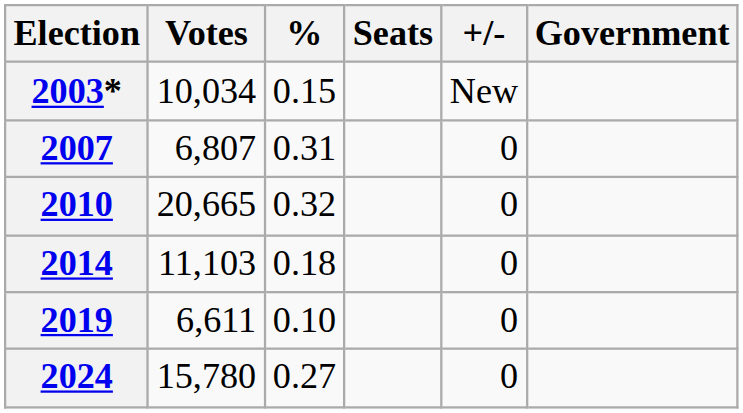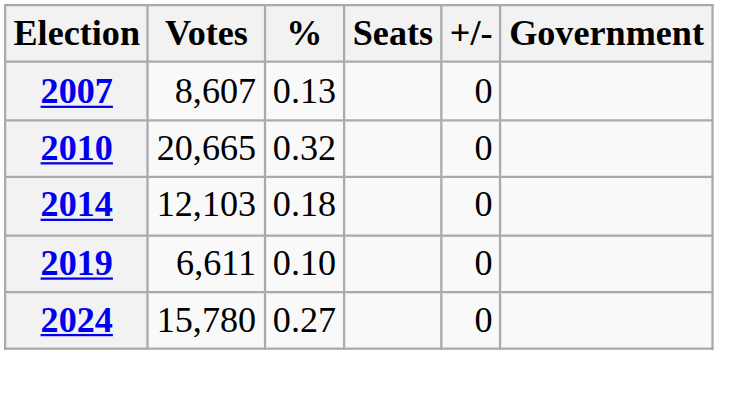- row: (77, 90)
(215, 147) 6,807 -> (215, 90) 8,607
(304, 147) 0.31 -> (304, 90) 0.13
(207, 262) 11,103 -> (206, 205) 12,103
